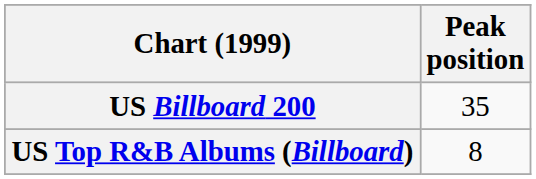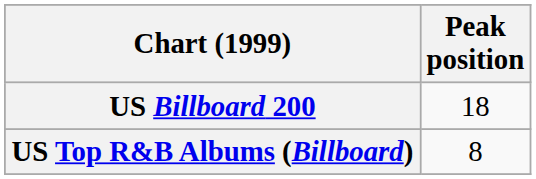(475, 105) 35 -> (475, 105) 18
